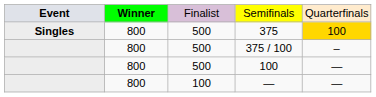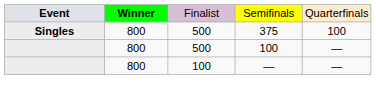(337, 31) gold background -> (337, 31) no background
- row: (269, 48)
